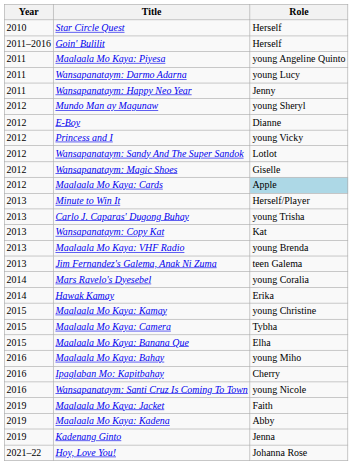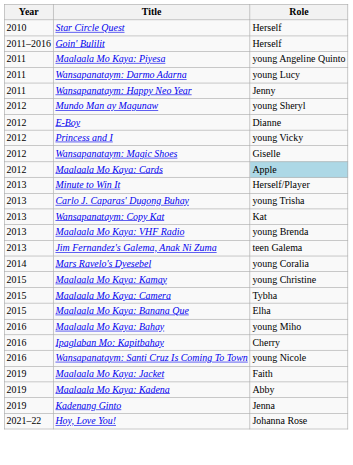- row: (150, 153)
- row: (85, 295)
